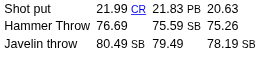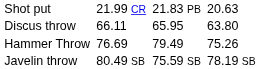+ row: (40, 26)
(177, 26) 75.59 SB -> (168, 43) 79.49
(168, 43) 79.49 -> (177, 60) 75.59 SB
